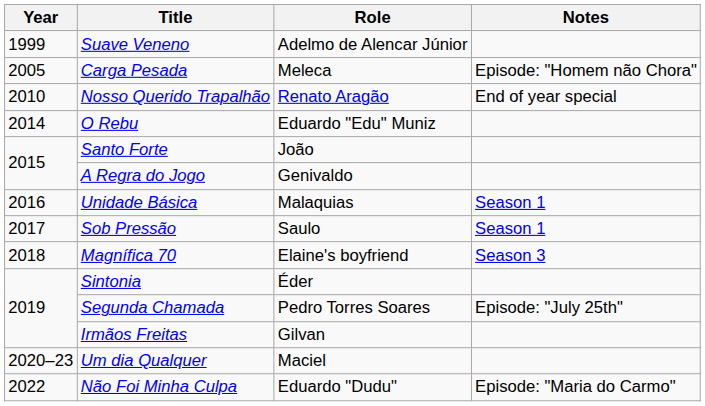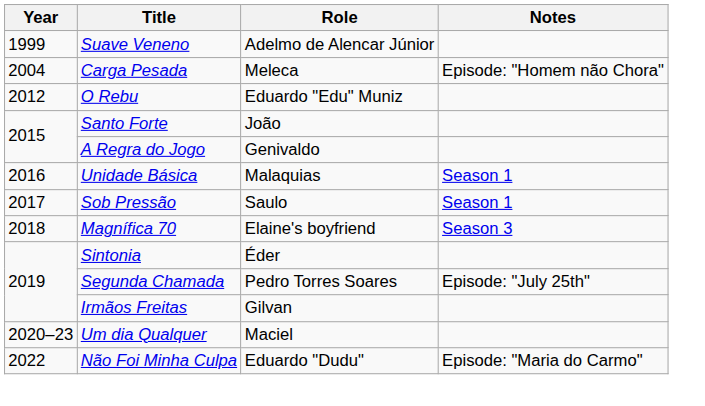(27, 70) 2005 -> (27, 70) 2004
- row: (175, 96)
(27, 123) 2014 -> (27, 96) 2012
